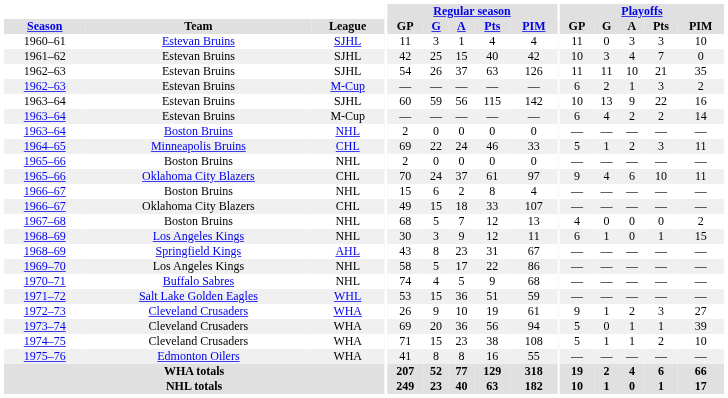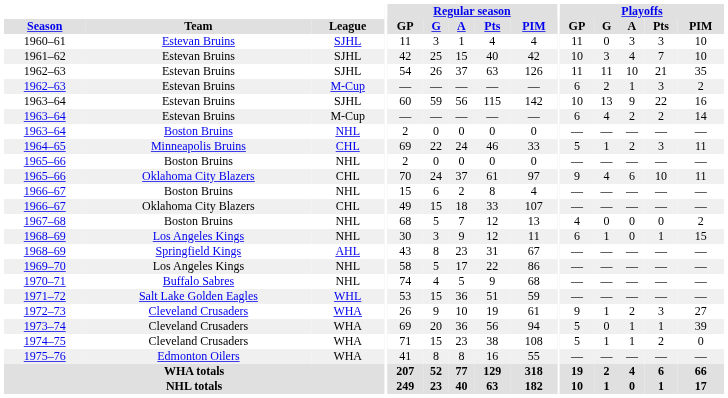(701, 56) 0 -> (701, 56) 10
(701, 341) 10 -> (701, 341) 0
